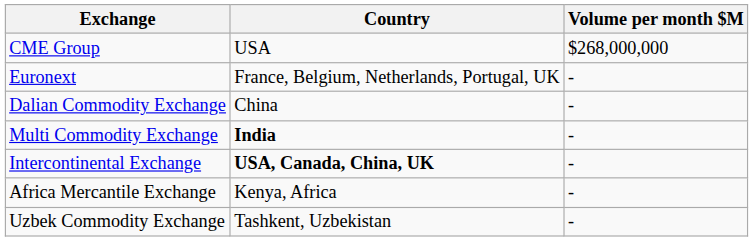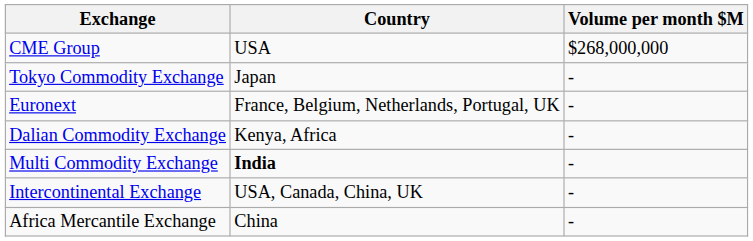+ row: (116, 76)
(256, 105) China -> (286, 134) Kenya, Africa
(334, 163) bold -> (329, 192) normal
(286, 192) Kenya, Africa -> (256, 221) China
- row: (117, 221)
